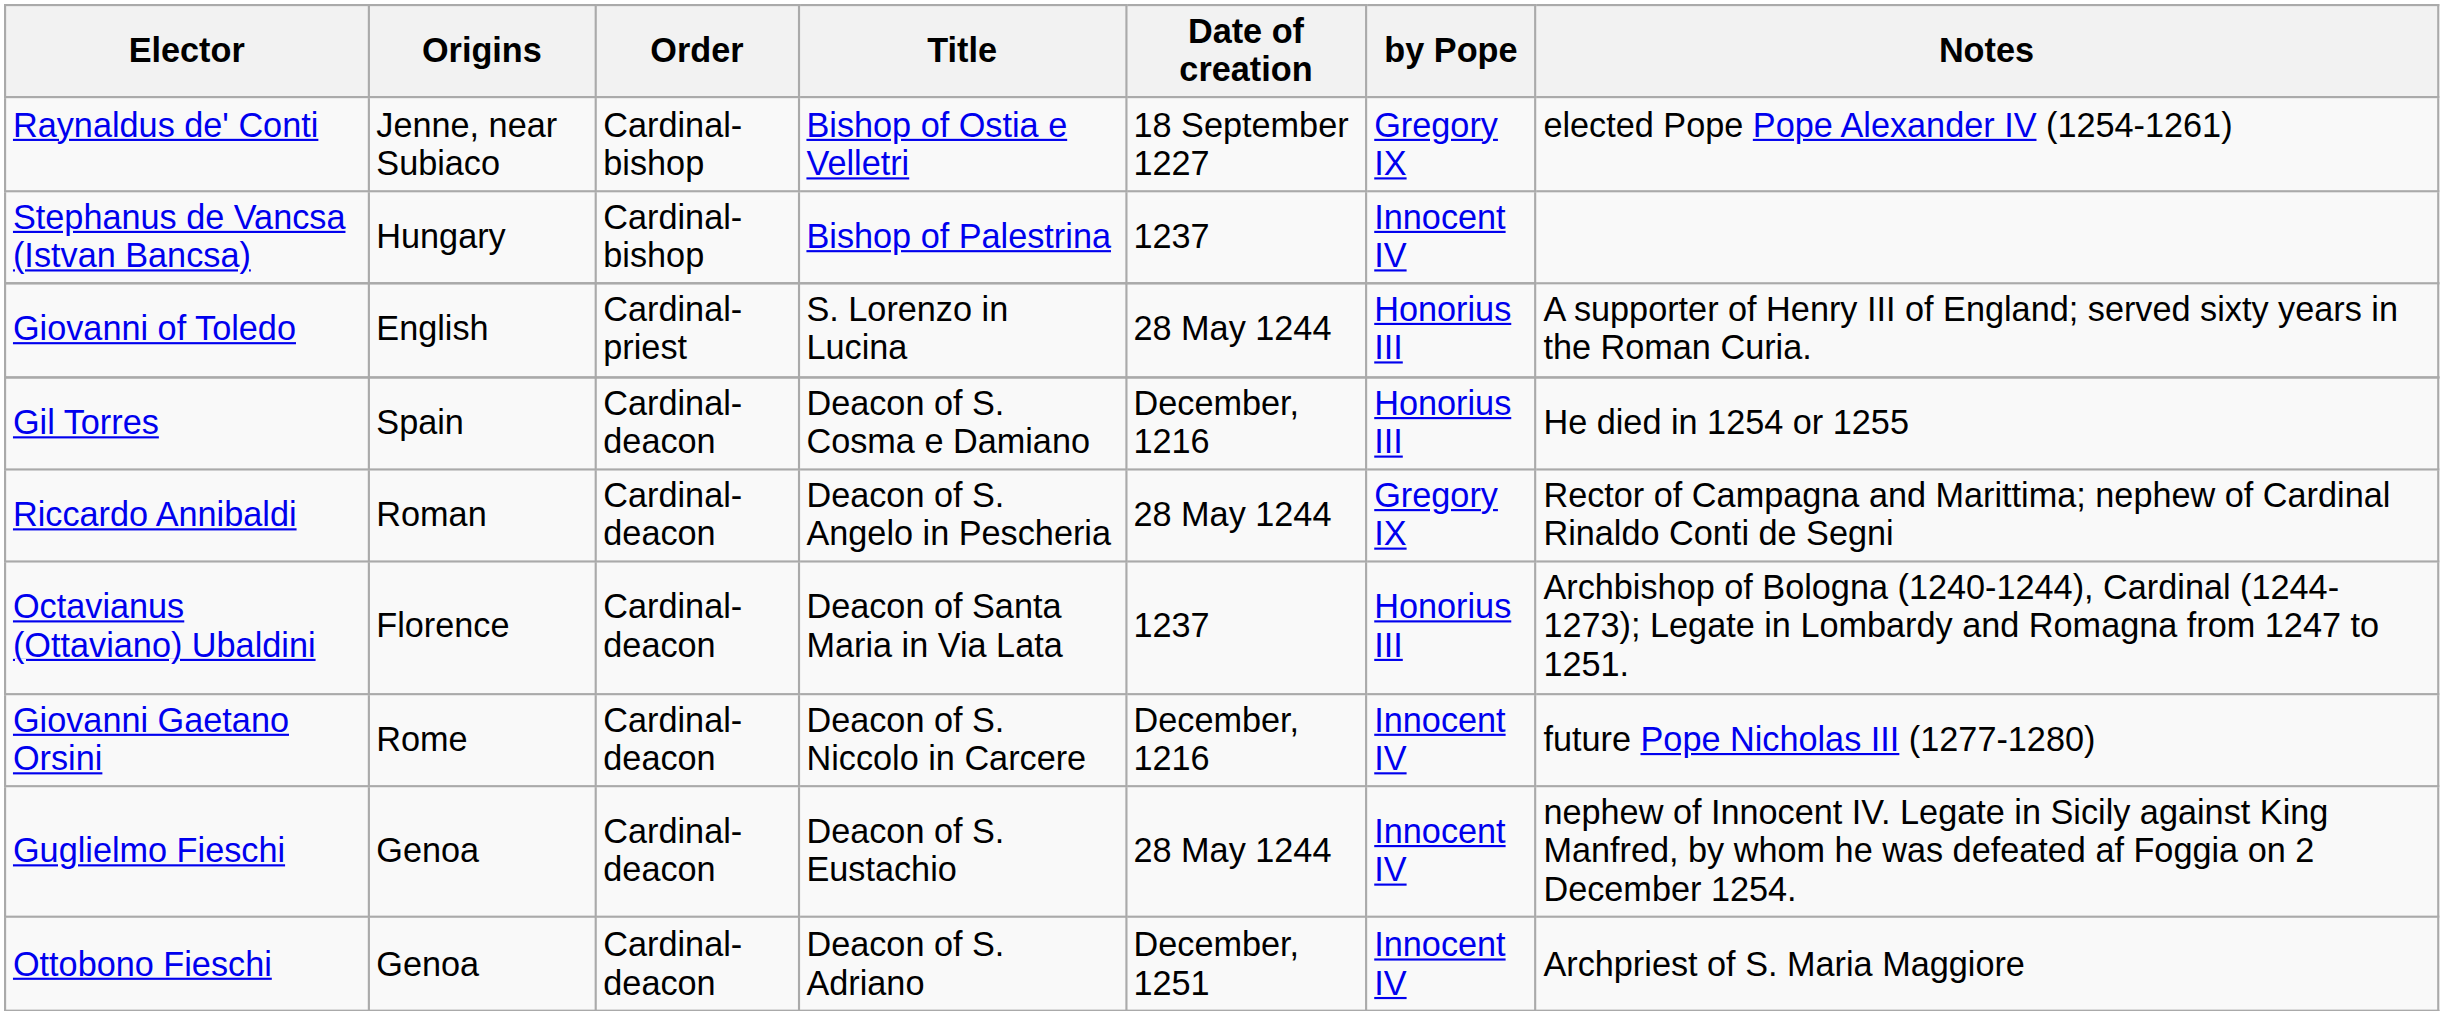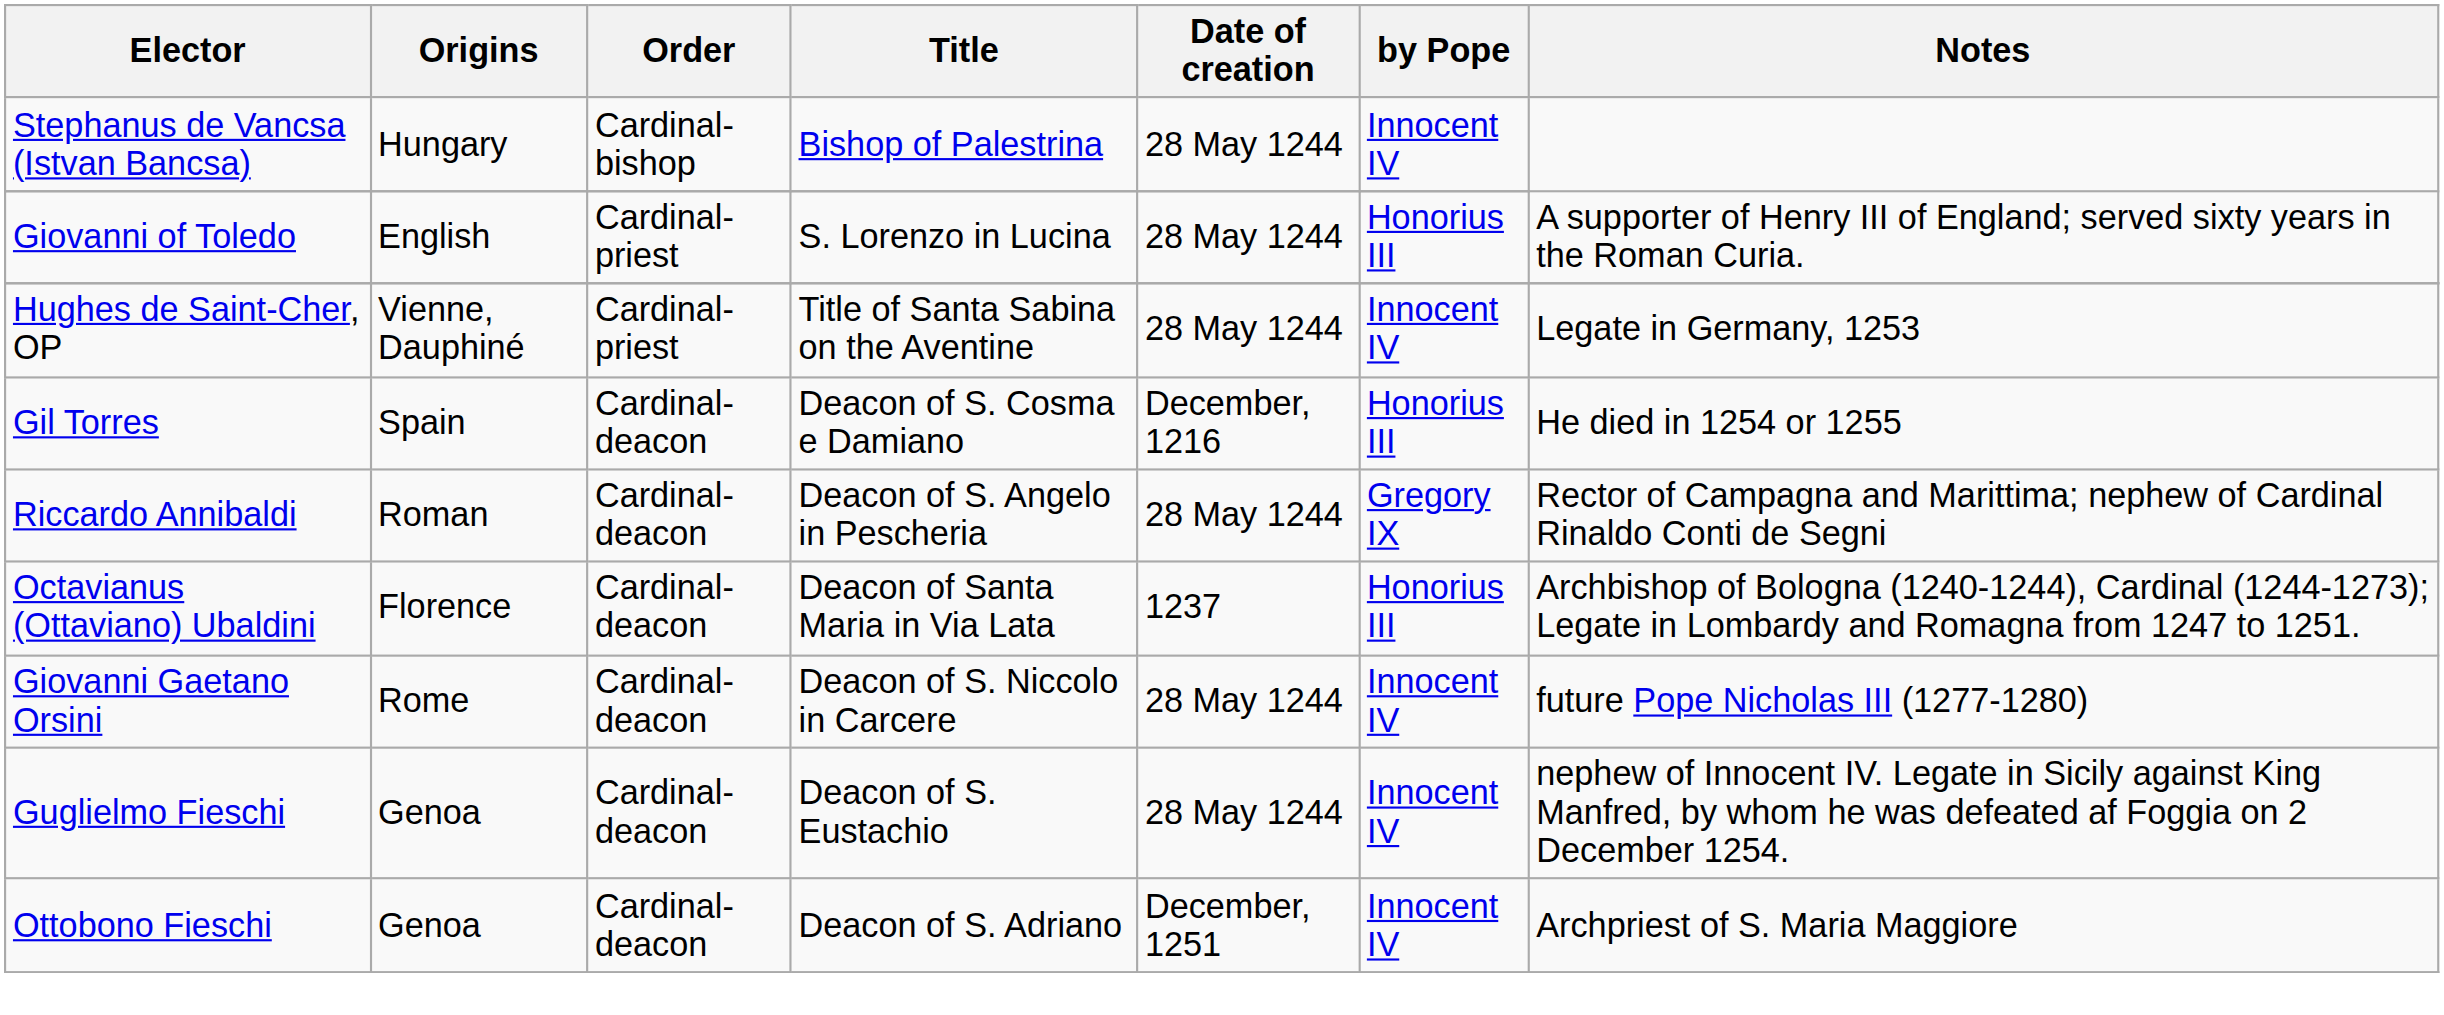- row: (166, 124)
(1172, 236) 1237 -> (1244, 143) 28 May 1244
+ row: (186, 329)
(1216, 739) December, 1216 -> (1244, 700) 28 May 1244
